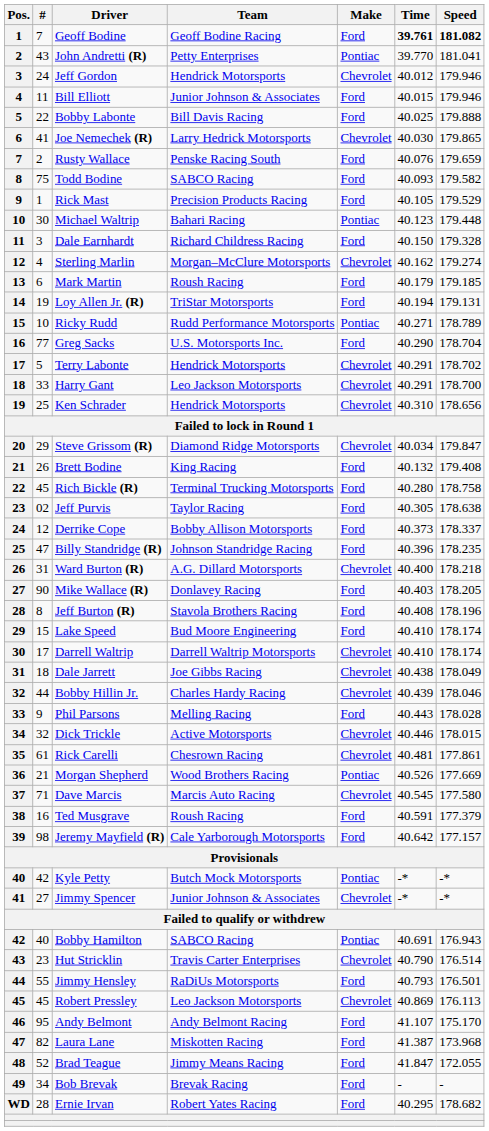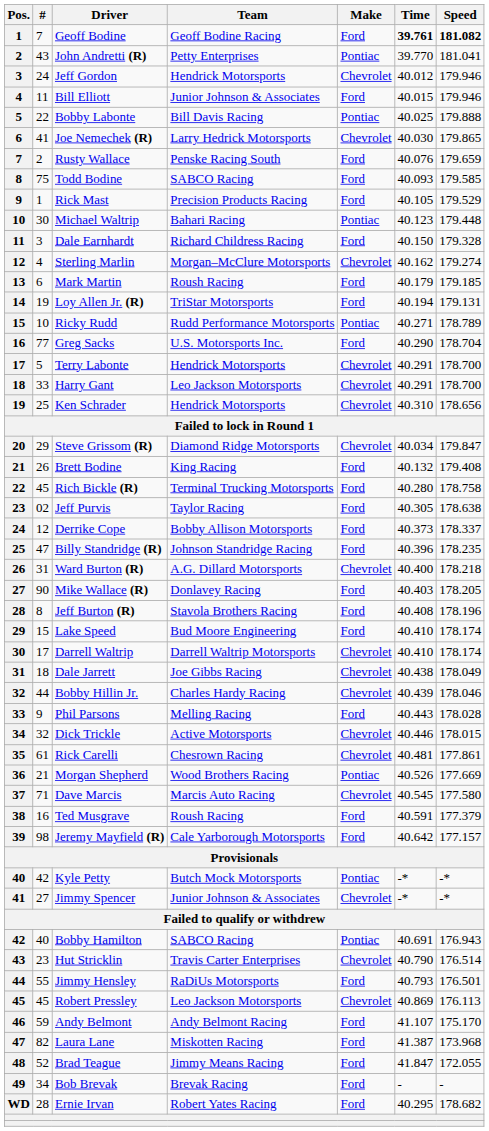(353, 117) Ford -> (360, 117) Pontiac
(460, 179) 179.582 -> (460, 179) 179.585
(460, 364) 178.702 -> (460, 364) 178.700
(43, 1021) 95 -> (43, 1021) 59
